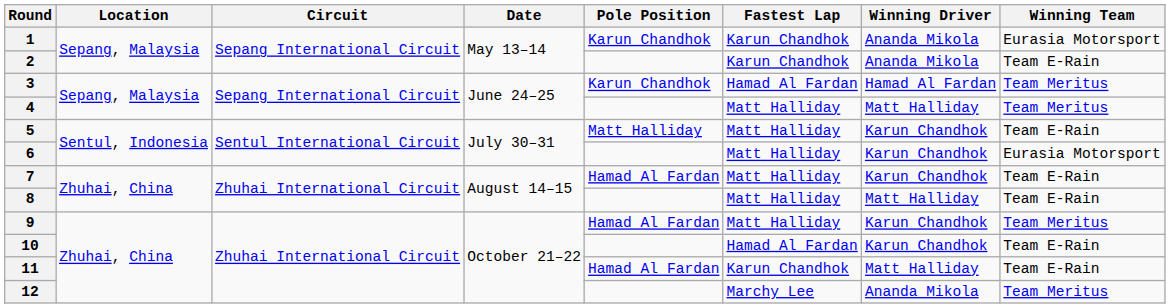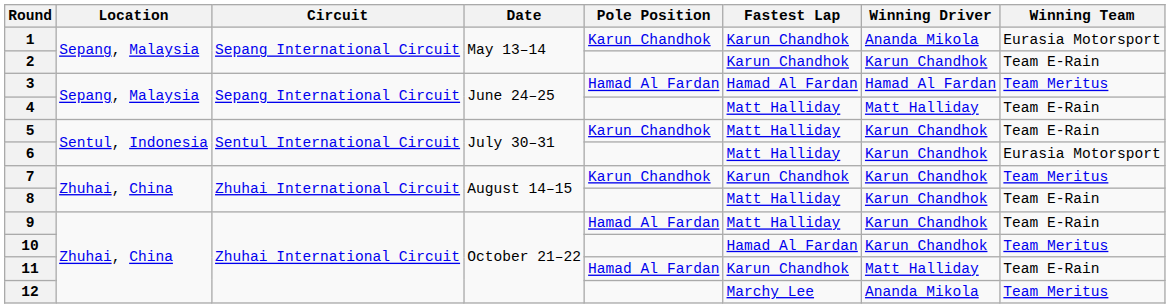(922, 62) Ananda Mikola -> (926, 62) Karun Chandhok
(649, 85) Karun Chandhok -> (654, 85) Hamad Al Fardan
(1056, 108) Team Meritus -> (1051, 108) Team E-Rain
(645, 131) Matt Halliday -> (649, 131) Karun Chandhok
(654, 177) Hamad Al Fardan -> (649, 177) Karun Chandhok
(783, 177) Matt Halliday -> (788, 177) Karun Chandhok
(1051, 177) Team E-Rain -> (1056, 177) Team Meritus
(922, 200) Matt Halliday -> (926, 200) Karun Chandhok
(1056, 223) Team Meritus -> (1051, 223) Team E-Rain
(1051, 246) Team E-Rain -> (1056, 246) Team Meritus
